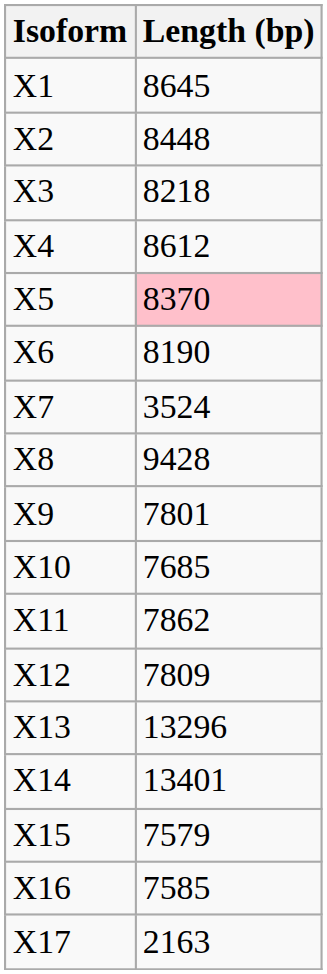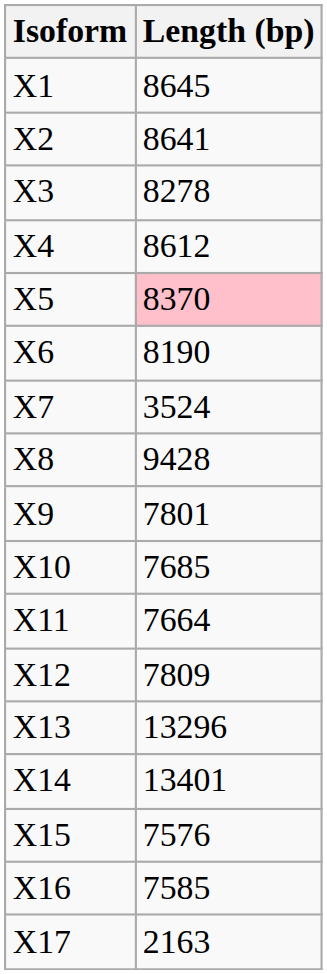(177, 138) 8448 -> (177, 138) 8641
(177, 191) 8218 -> (177, 191) 8278
(177, 620) 7862 -> (177, 620) 7664
(177, 834) 7579 -> (177, 834) 7576
